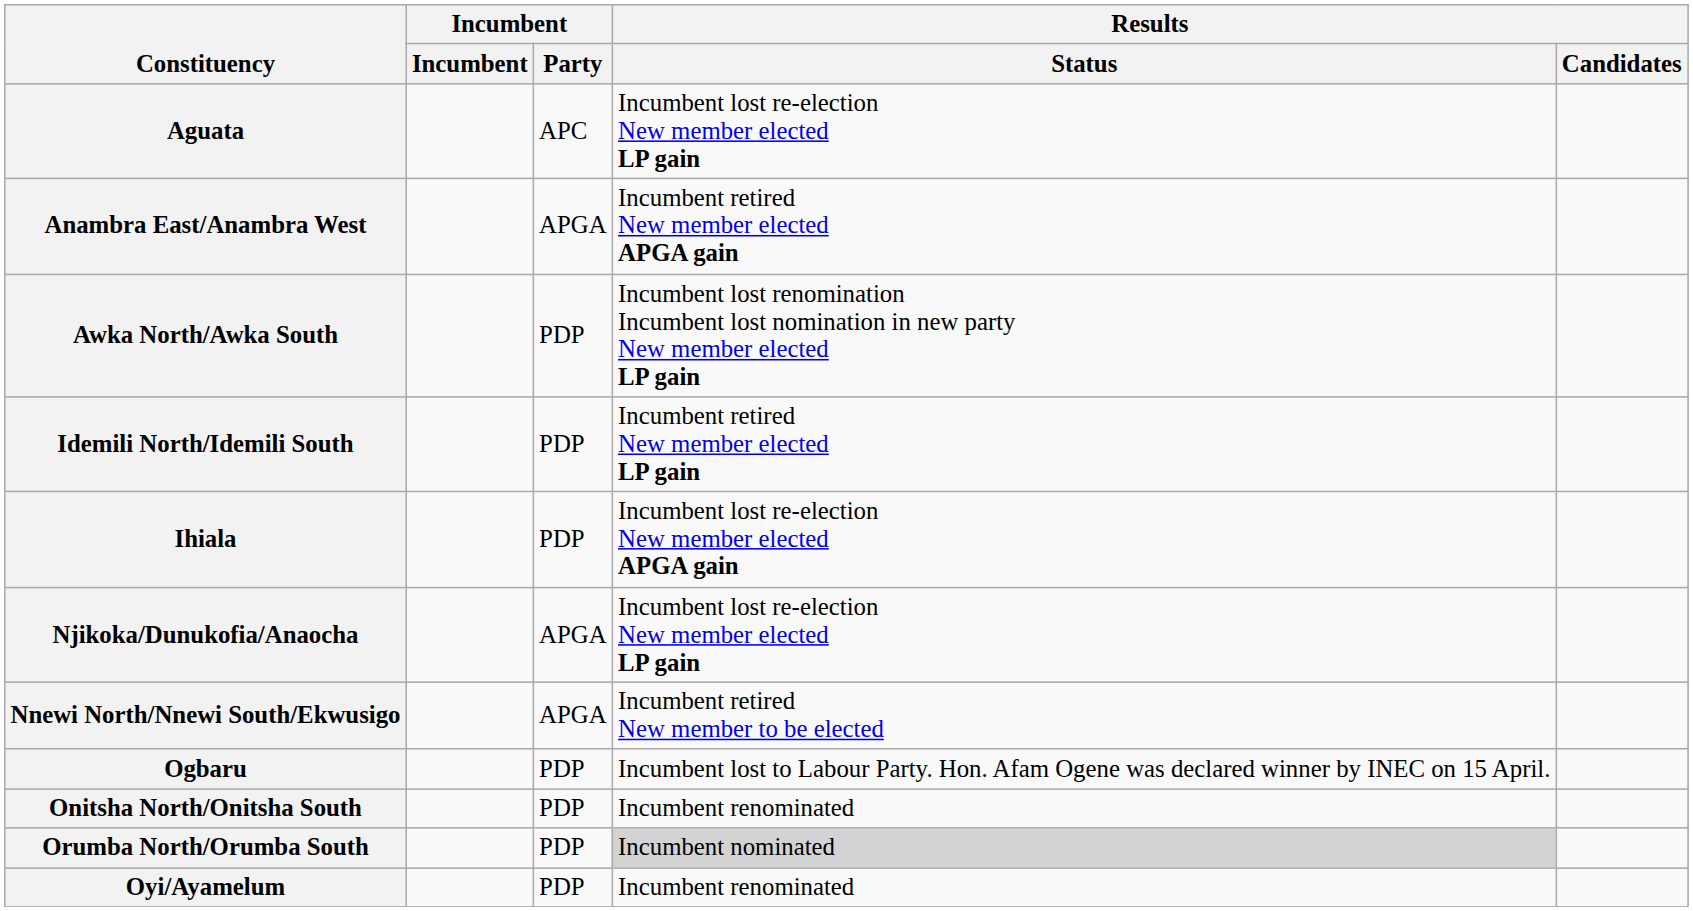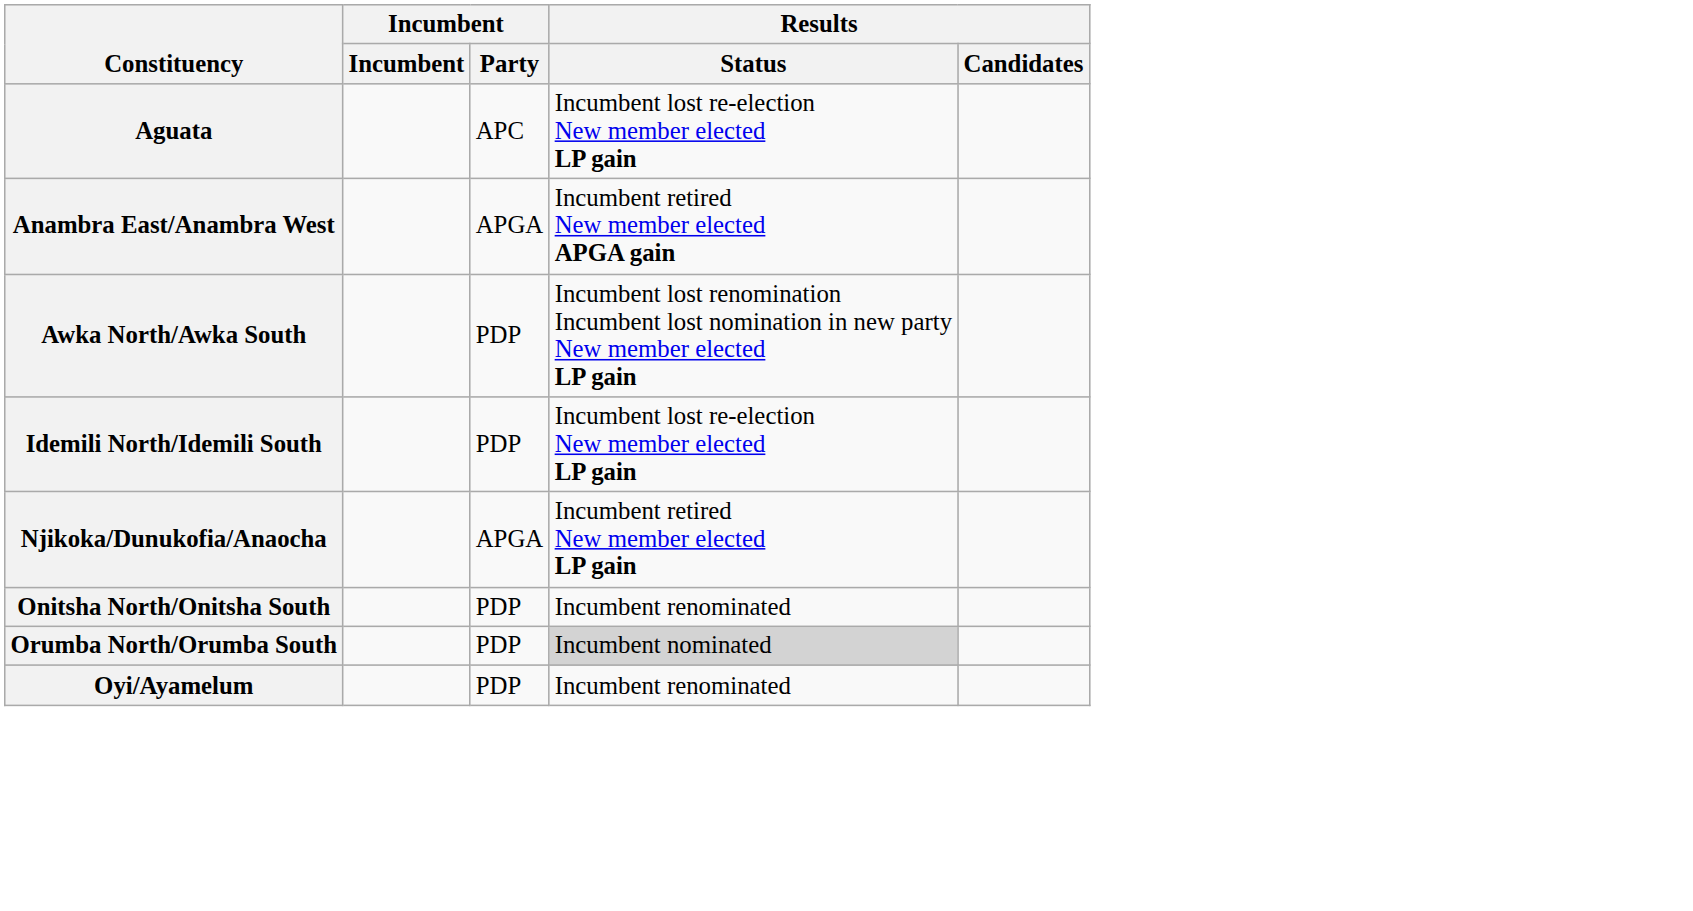(723, 444) Incumbent retired New member elected LP gain -> (685, 444) Incumbent lost re-election New member elected LP gain
- row: (205, 539)
(748, 634) Incumbent lost re-election New member elected LP gain -> (660, 539) Incumbent retired New member elected LP gain
- row: (205, 715)
- row: (205, 768)
